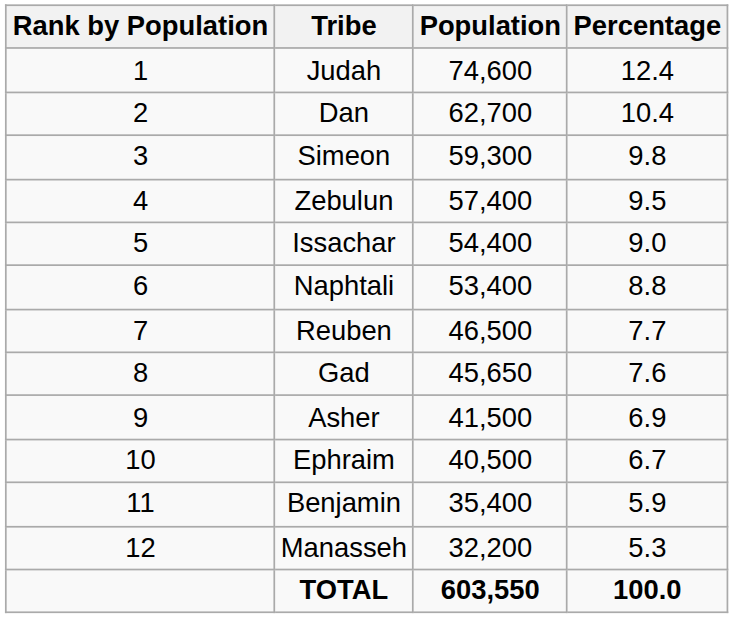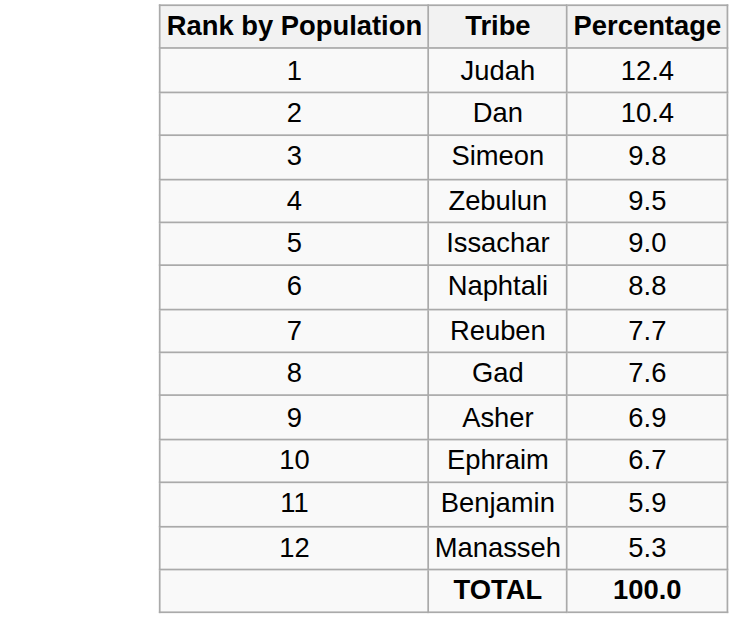- column: (490, 26)
